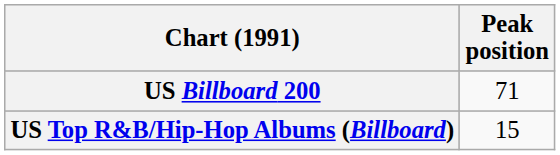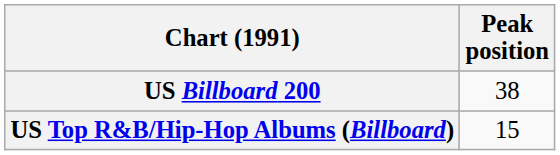(507, 90) 71 -> (507, 90) 38
